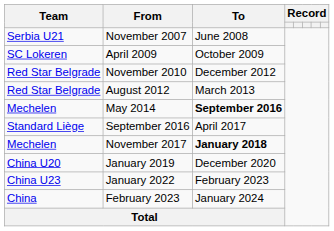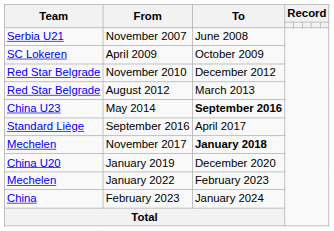(32, 108) Mechelen -> (34, 108) China U23
(34, 180) China U23 -> (32, 180) Mechelen
